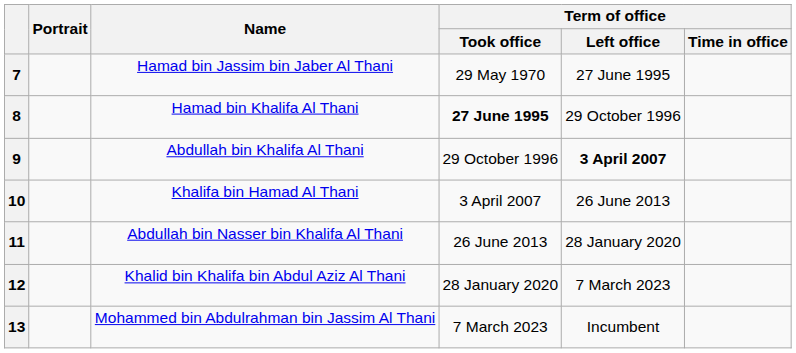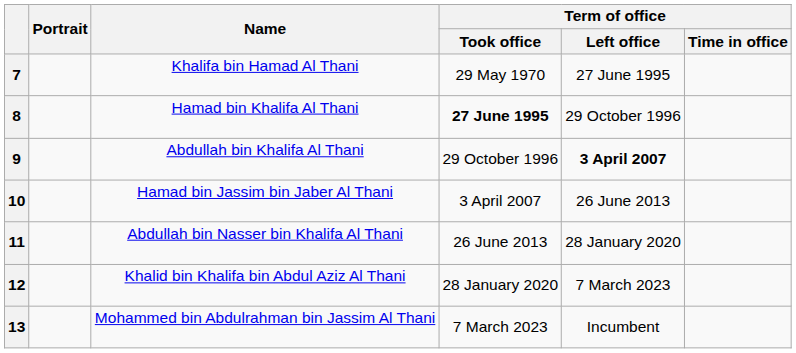(265, 66) Hamad bin Jassim bin Jaber Al Thani -> (265, 66) Khalifa bin Hamad Al Thani
(265, 192) Khalifa bin Hamad Al Thani -> (265, 192) Hamad bin Jassim bin Jaber Al Thani
